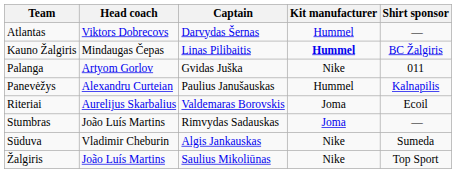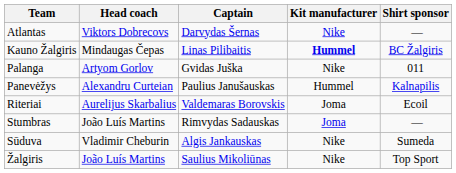(334, 31) Hummel -> (334, 31) Nike
